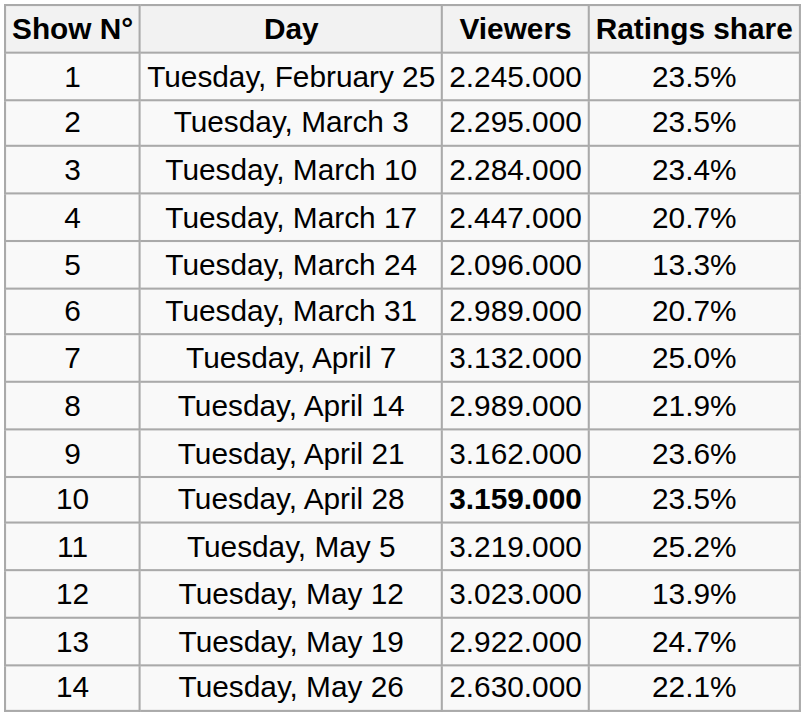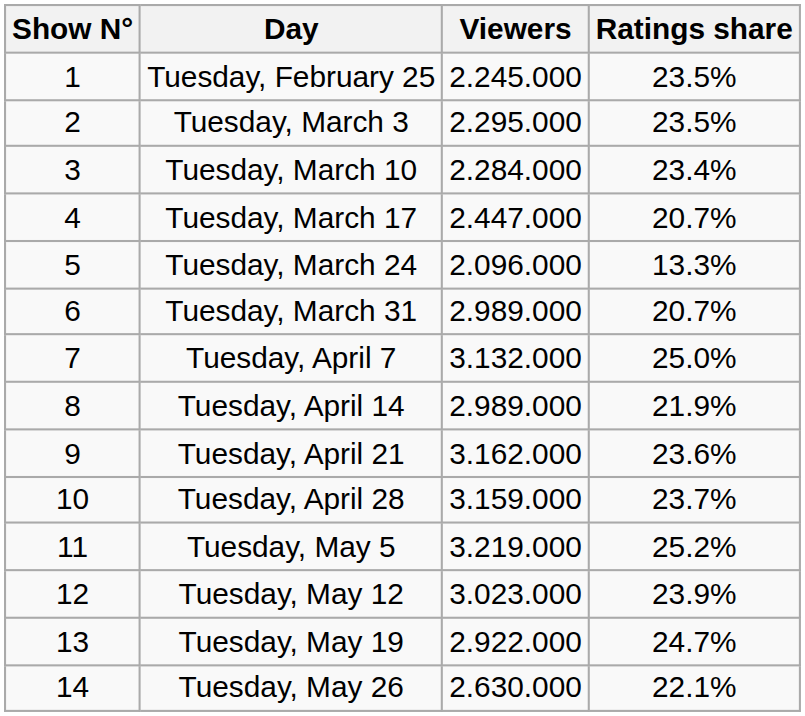(516, 500) bold -> (516, 500) normal
(694, 500) 23.5% -> (694, 500) 23.7%
(694, 594) 13.9% -> (694, 594) 23.9%
